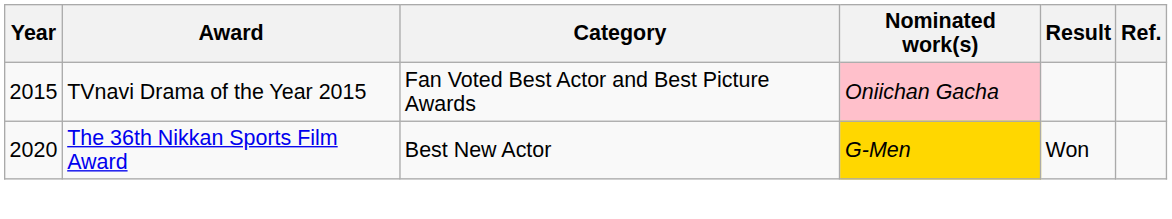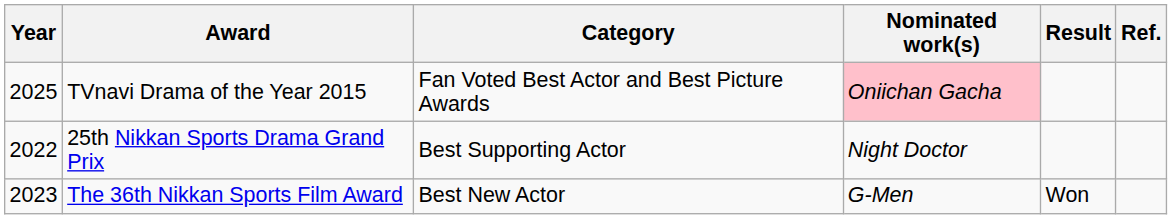(33, 91) 2015 -> (33, 91) 2025
+ row: (226, 149)
(33, 149) 2020 -> (33, 195) 2023
(878, 149) gold background -> (881, 195) no background
